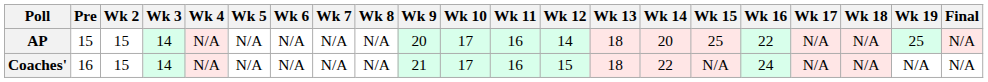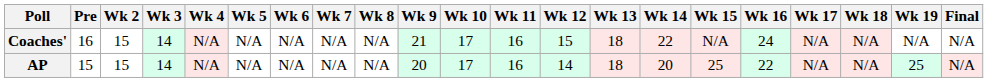rows swapped: (37, 41) <-> (37, 65)
